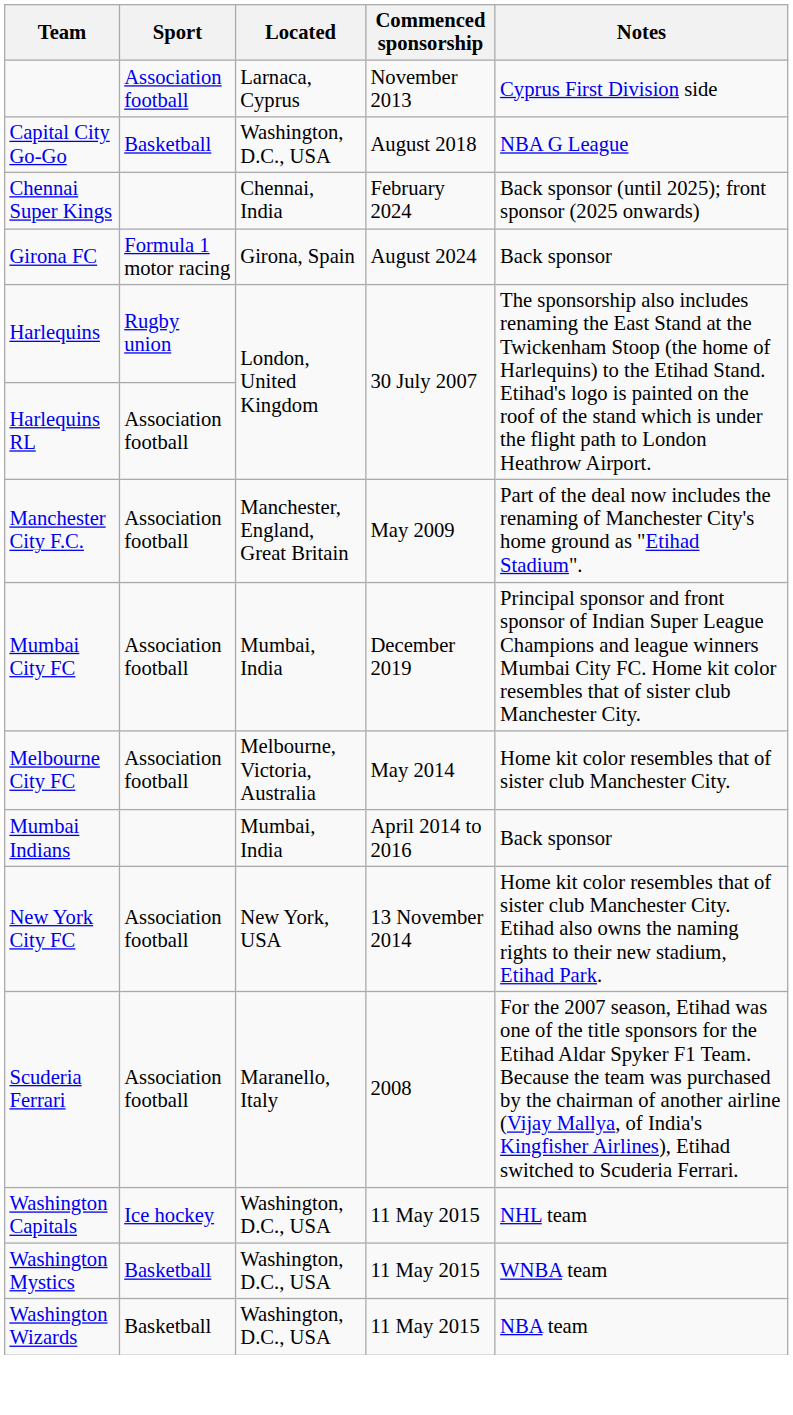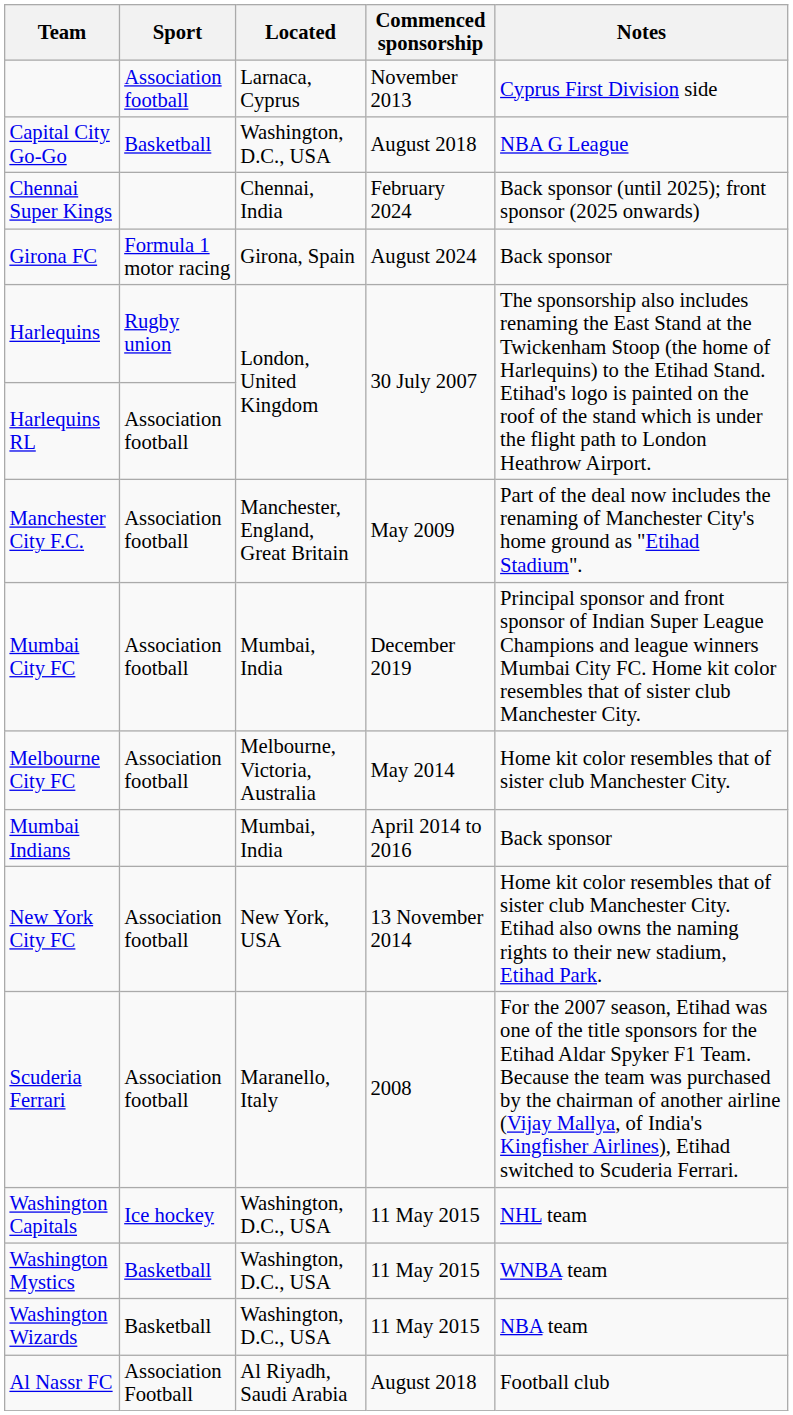+ row: (61, 1382)
